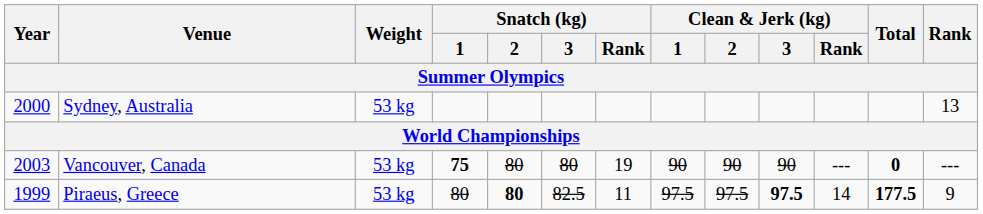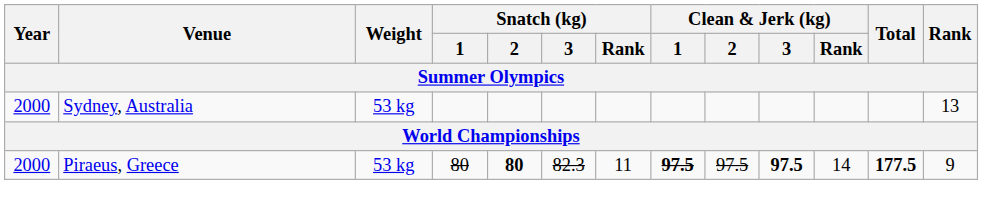- row: (134, 164)
(32, 194) 1999 -> (32, 164) 2000
(569, 194) 82.5 -> (569, 164) 82.3
(678, 194) normal -> (678, 164) bold
